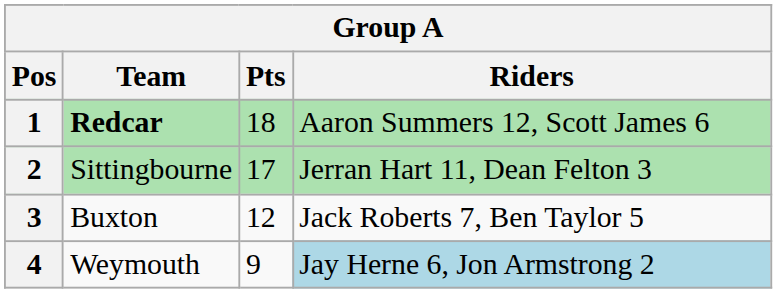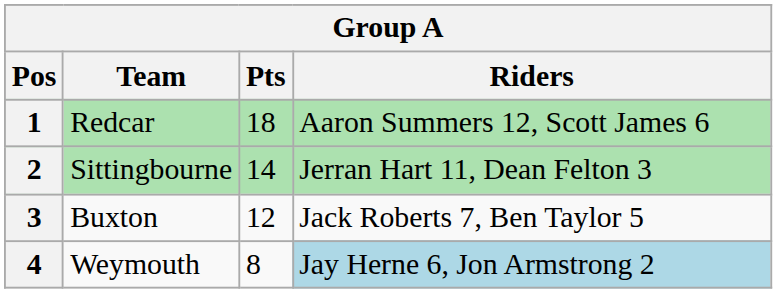(116, 122) bold -> (112, 122) normal
(261, 169) 17 -> (261, 169) 14
(253, 264) 9 -> (253, 264) 8
